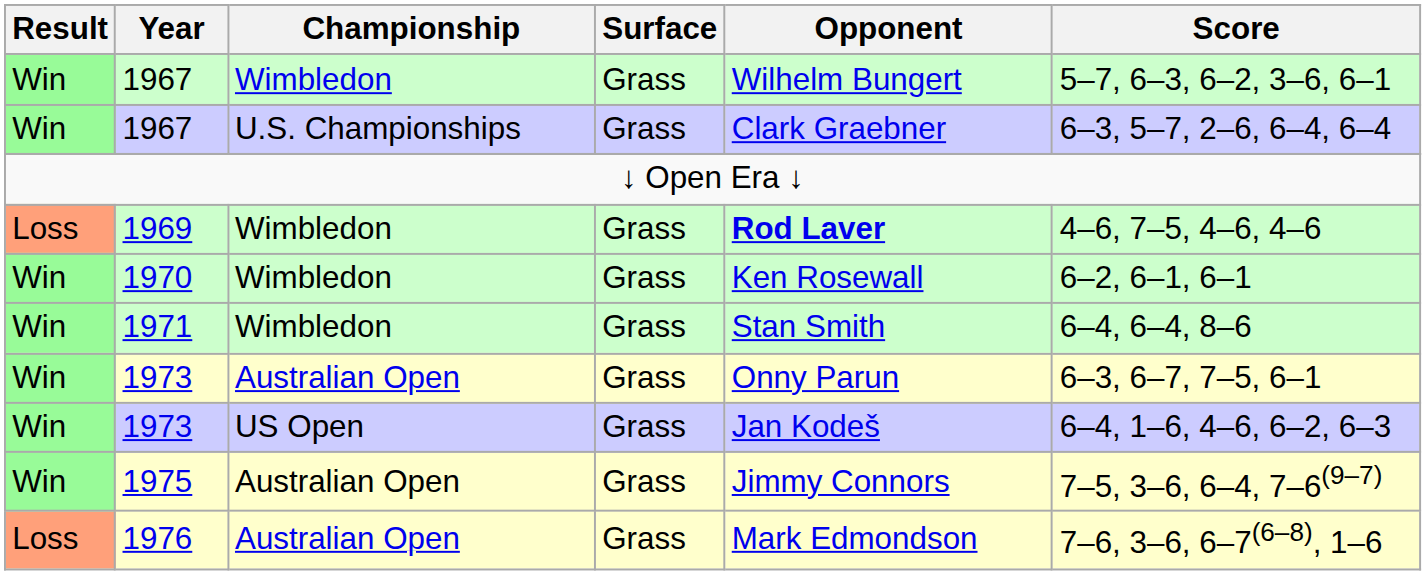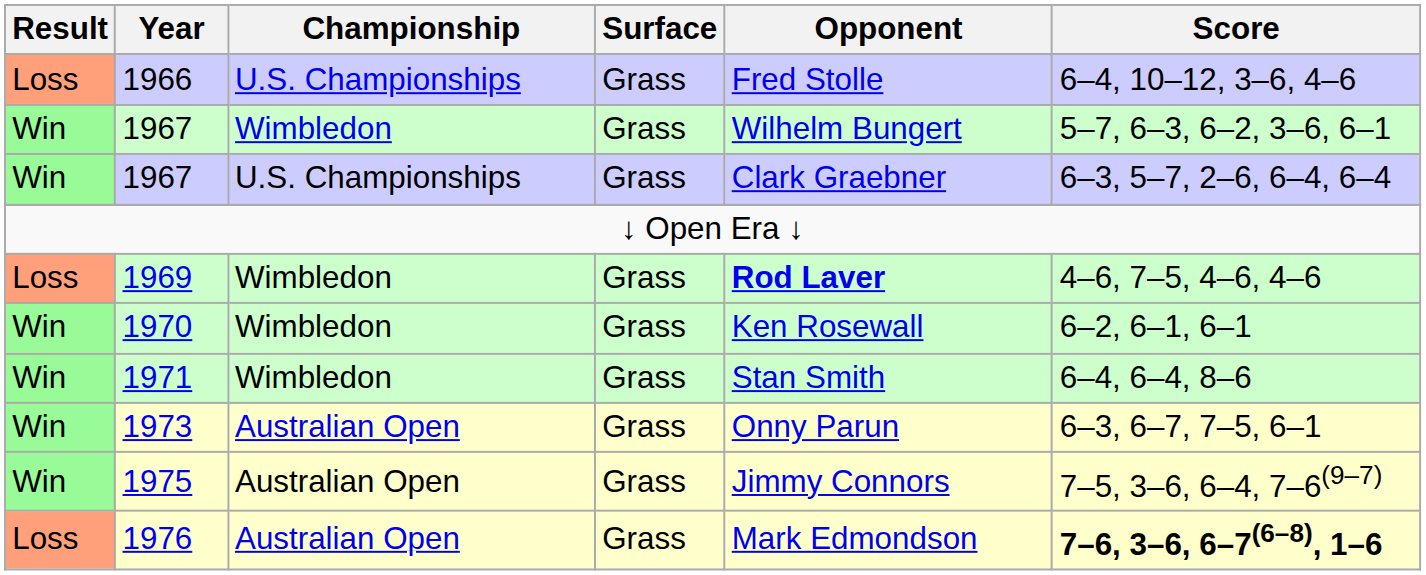+ row: (157, 79)
- row: (157, 427)
(1221, 539) normal -> (1221, 539) bold
